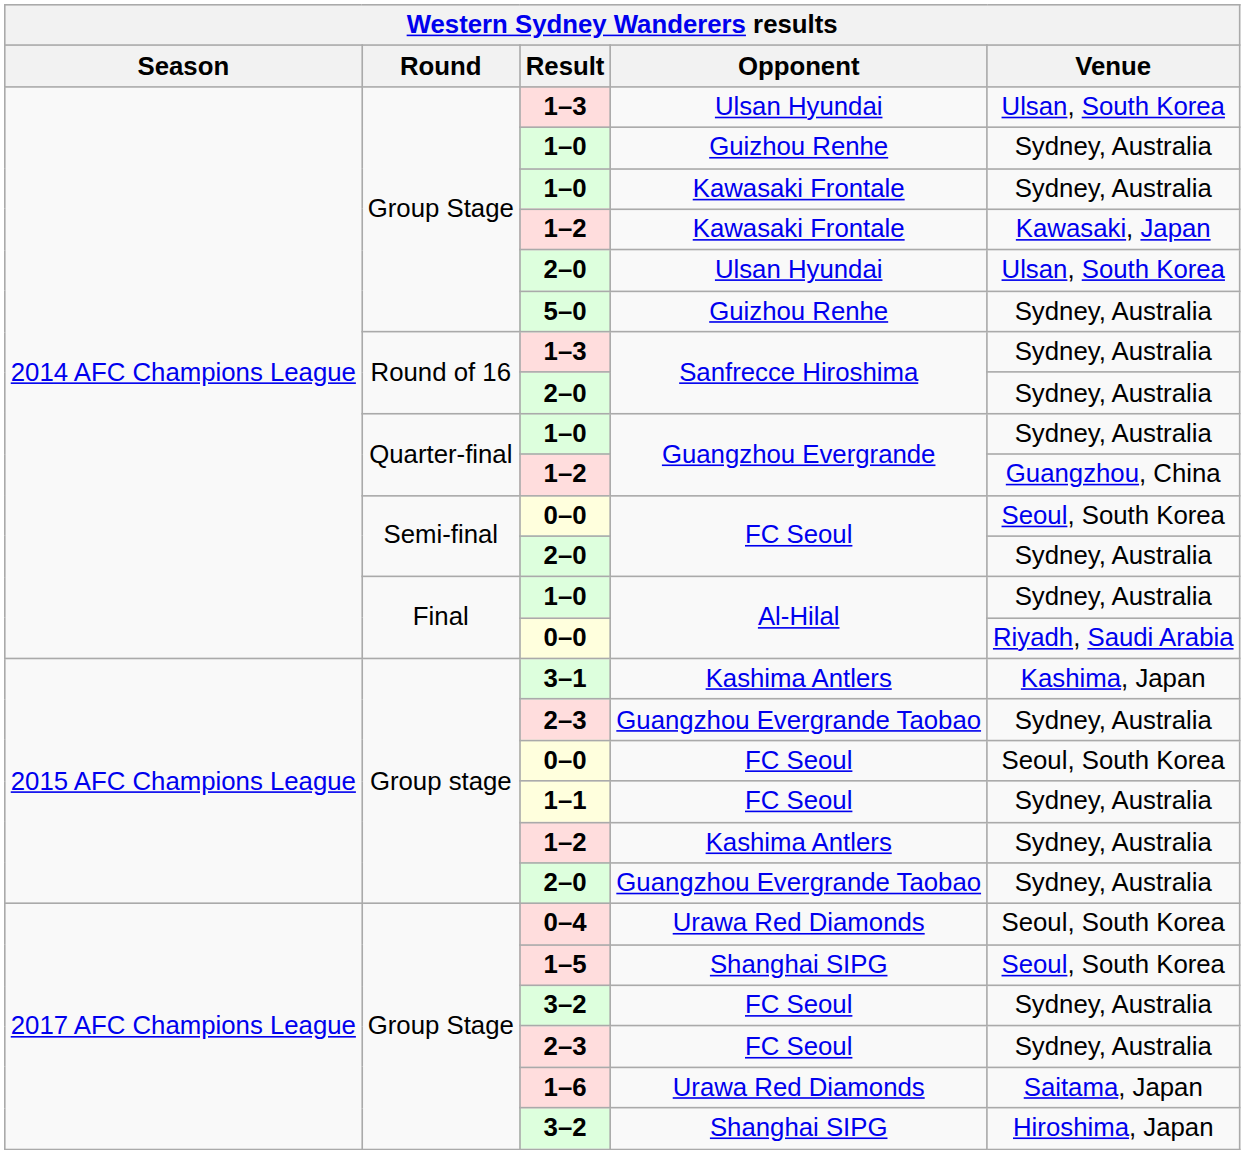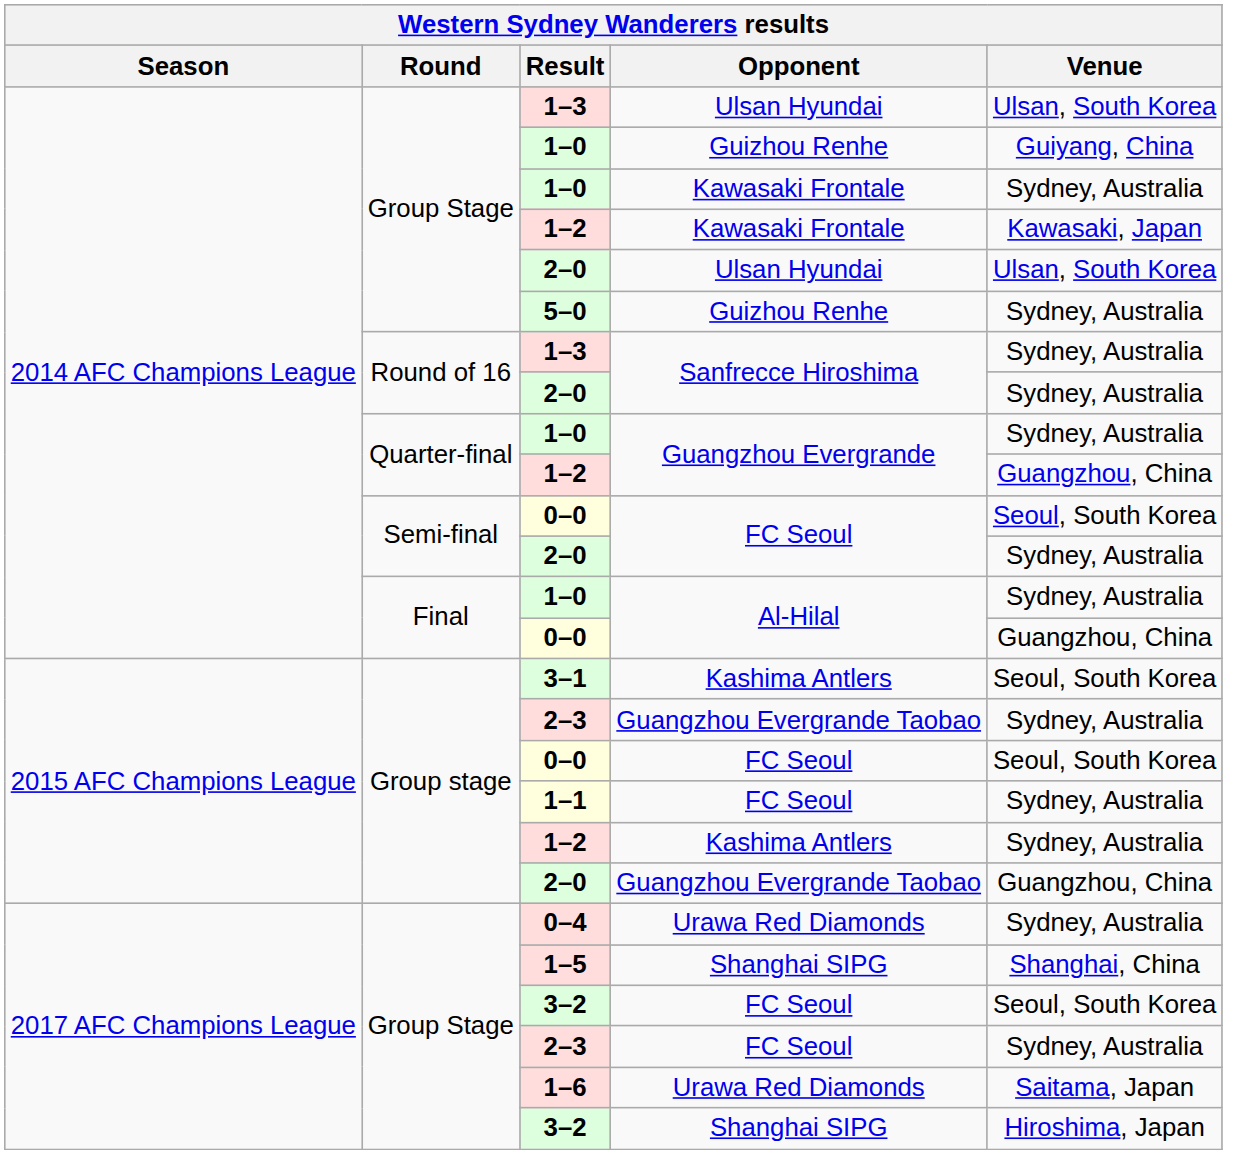(1113, 147) Sydney, Australia -> (1105, 147) Guiyang, China
(1113, 637) Riyadh, Saudi Arabia -> (1105, 637) Guangzhou, China
(1113, 678) Kashima, Japan -> (1105, 678) Seoul, South Korea
(1113, 882) Sydney, Australia -> (1105, 882) Guangzhou, China
(1113, 923) Seoul, South Korea -> (1105, 923) Sydney, Australia
(1113, 964) Seoul, South Korea -> (1105, 964) Shanghai, China
(1113, 1005) Sydney, Australia -> (1105, 1005) Seoul, South Korea
